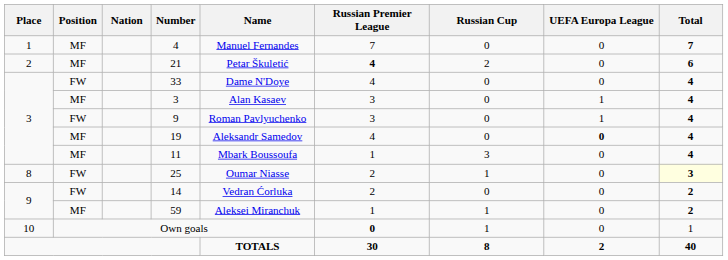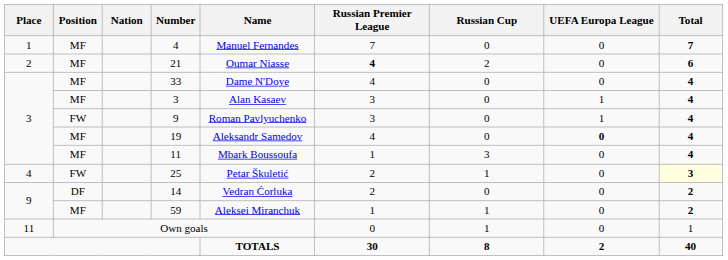(258, 63) Petar Škuletić -> (258, 63) Oumar Niasse
(78, 81) FW -> (78, 81) MF
(29, 173) 8 -> (29, 173) 4
(258, 173) Oumar Niasse -> (258, 173) Petar Škuletić
(78, 191) FW -> (78, 191) DF
(29, 228) 10 -> (29, 228) 11
(372, 228) bold -> (372, 228) normal
